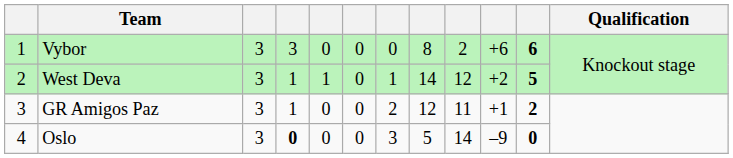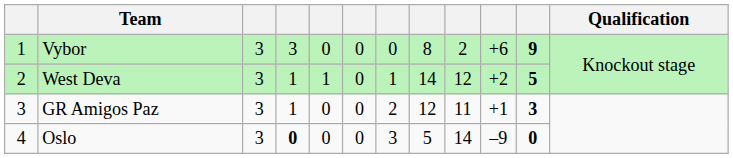(533, 49) 6 -> (533, 49) 9
(533, 109) 2 -> (533, 109) 3
